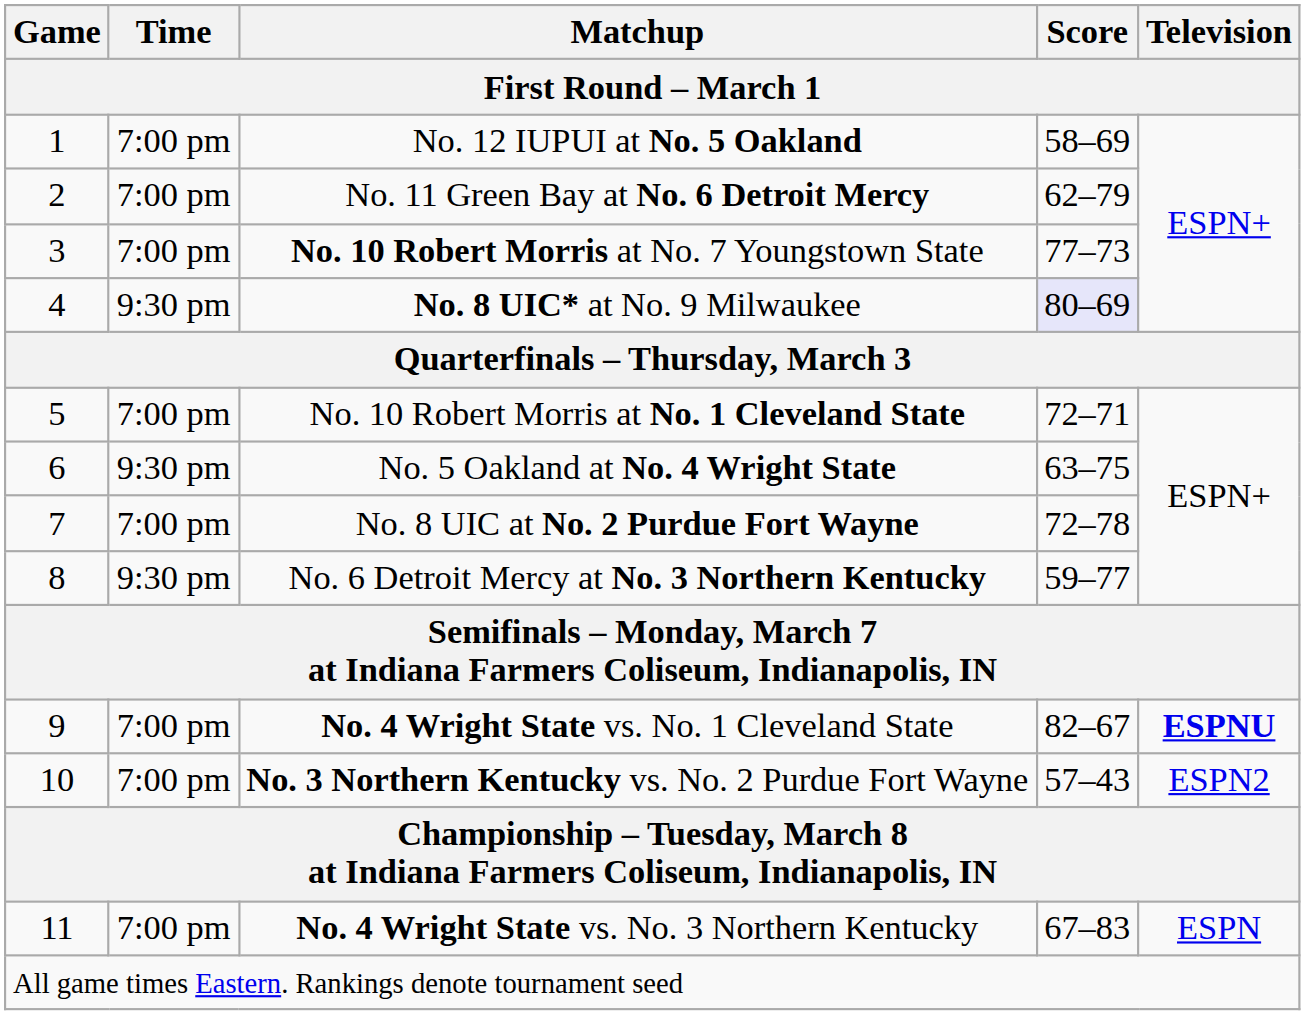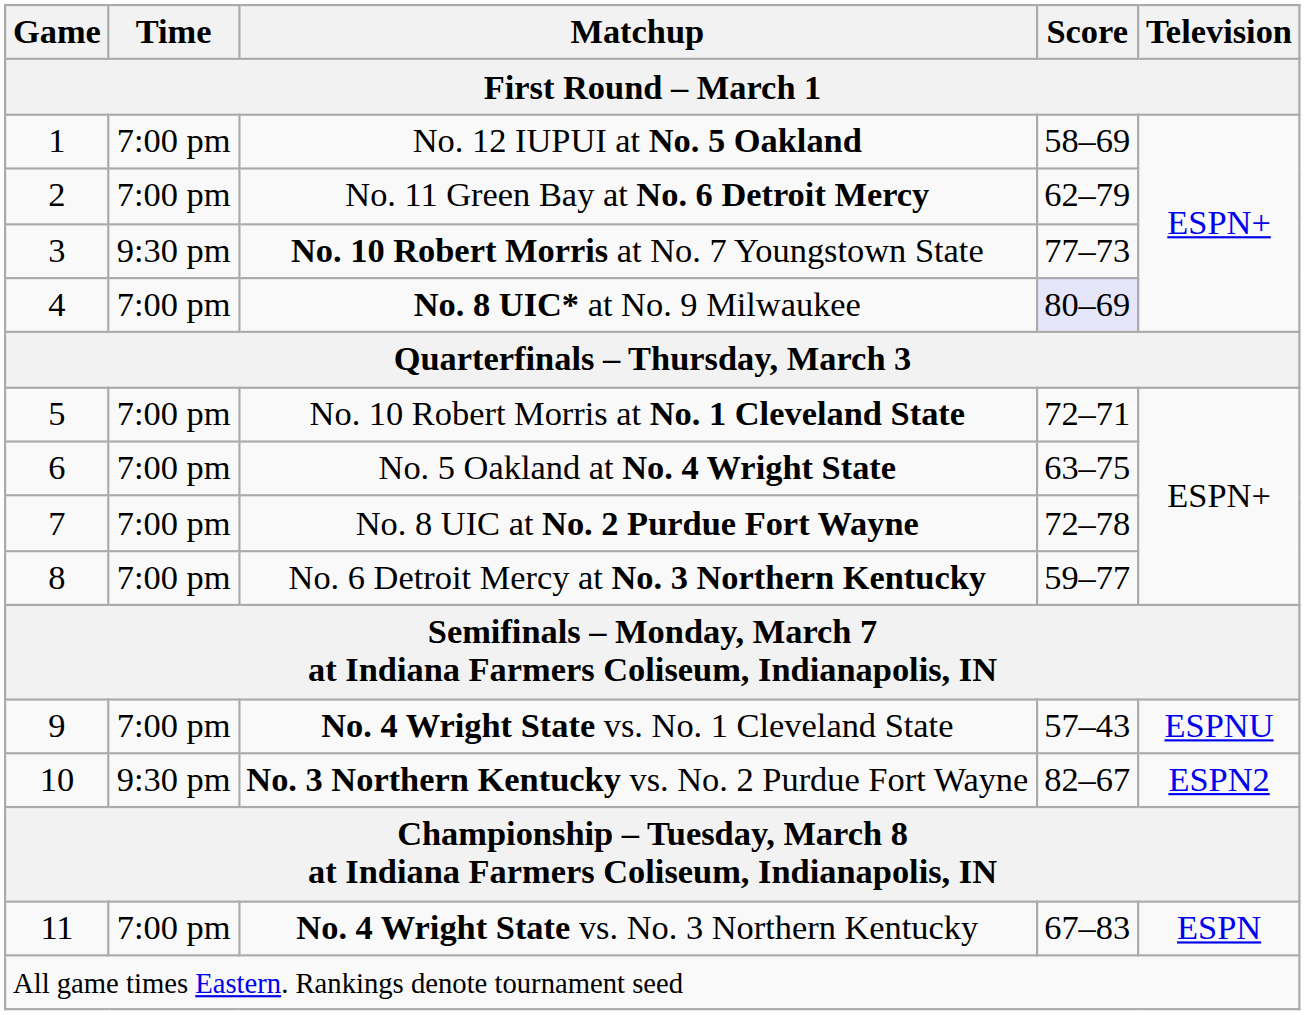(174, 250) 7:00 pm -> (174, 250) 9:30 pm
(174, 304) 9:30 pm -> (174, 304) 7:00 pm
(174, 468) 9:30 pm -> (174, 468) 7:00 pm
(174, 577) 9:30 pm -> (174, 577) 7:00 pm
(1087, 725) 82–67 -> (1087, 725) 57–43
(1219, 725) bold -> (1219, 725) normal
(174, 779) 7:00 pm -> (174, 779) 9:30 pm
(1087, 779) 57–43 -> (1087, 779) 82–67
